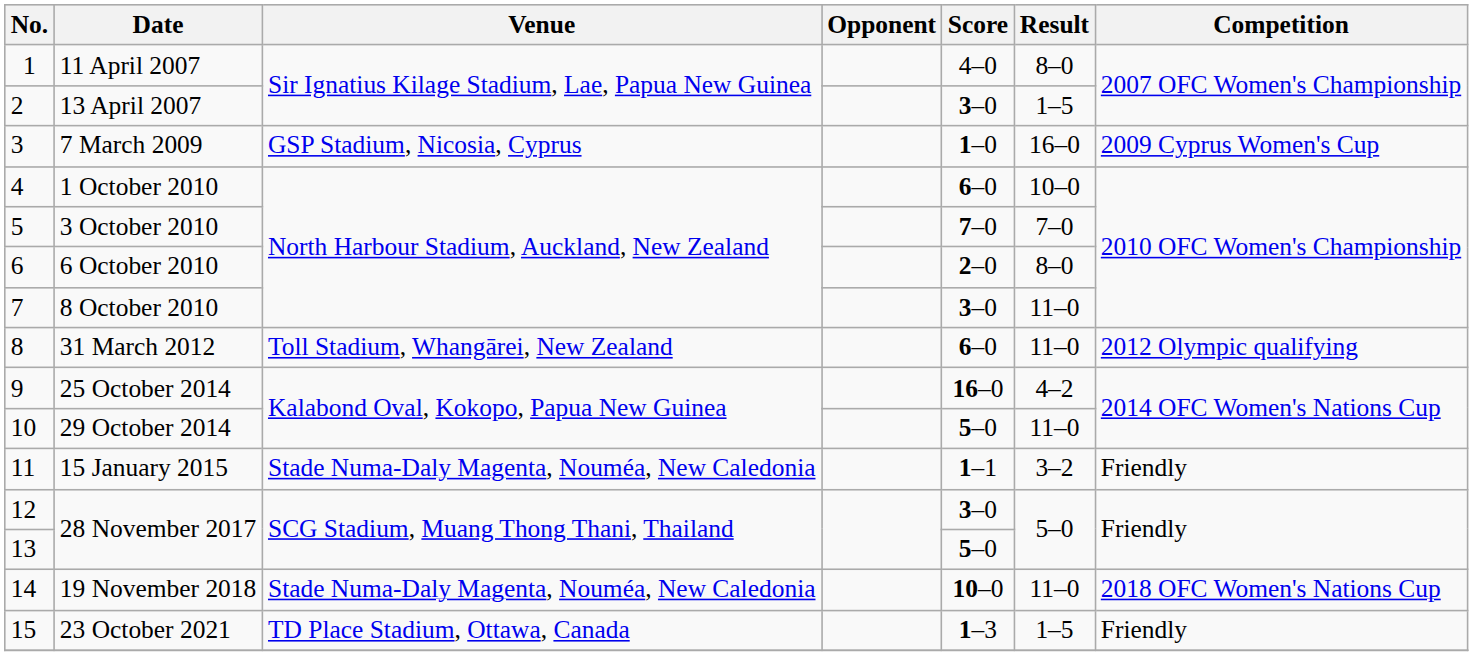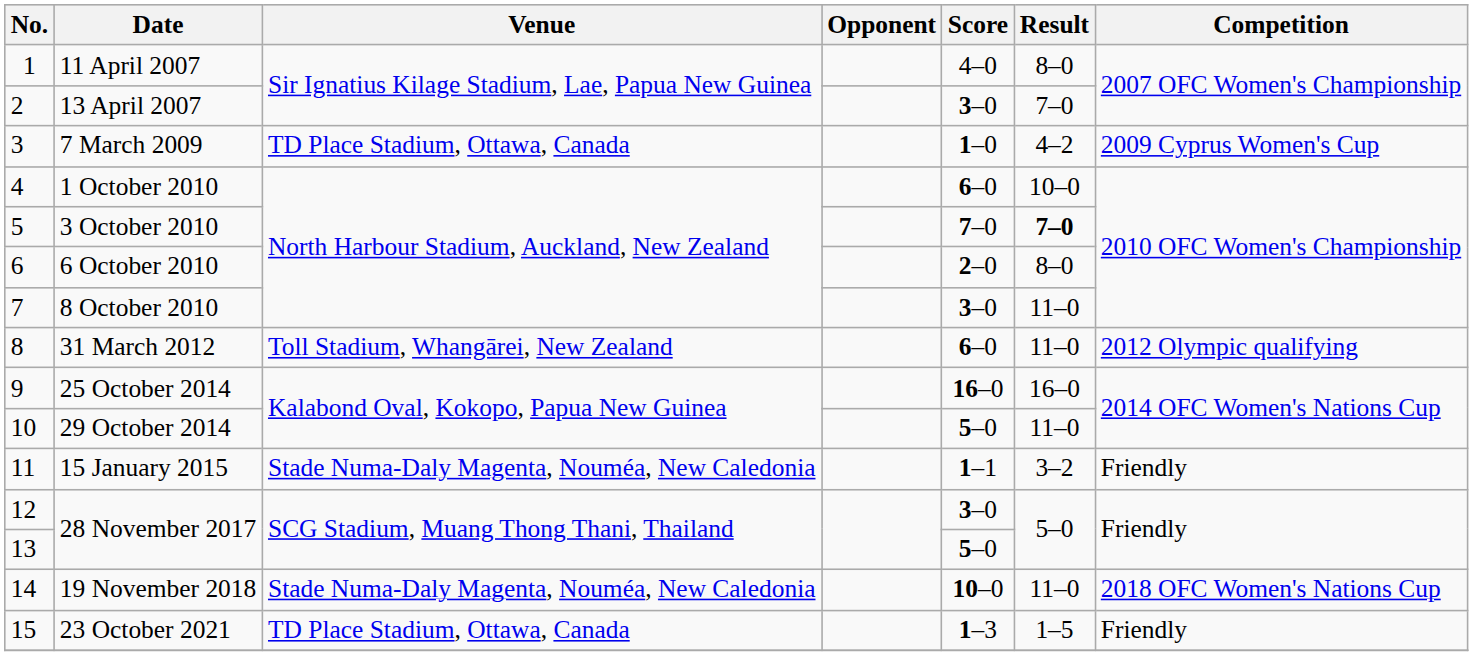(1054, 105) 1–5 -> (1054, 105) 7–0
(425, 145) GSP Stadium, Nicosia, Cyprus -> (449, 145) TD Place Stadium, Ottawa, Canada
(1054, 145) 16–0 -> (1054, 145) 4–2
(1054, 226) normal -> (1054, 226) bold
(1054, 387) 4–2 -> (1054, 387) 16–0
